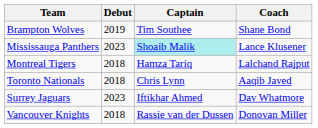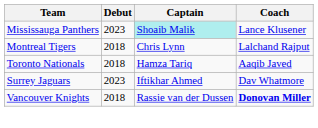- row: (45, 30)
(164, 64) Hamza Tariq -> (161, 47) Chris Lynn
(161, 81) Chris Lynn -> (164, 64) Hamza Tariq
(273, 115) normal -> (275, 98) bold
